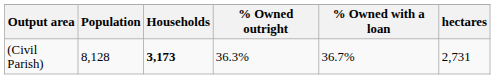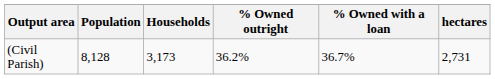(161, 56) bold -> (161, 56) normal
(232, 56) 36.3% -> (232, 56) 36.2%
